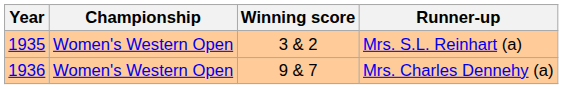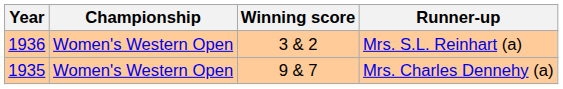(27, 44) 1935 -> (27, 44) 1936
(27, 70) 1936 -> (27, 70) 1935
